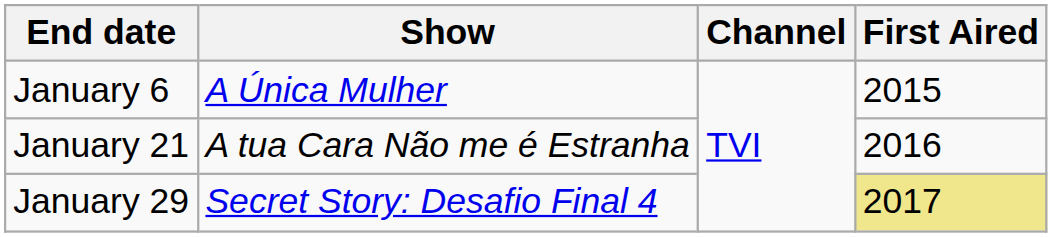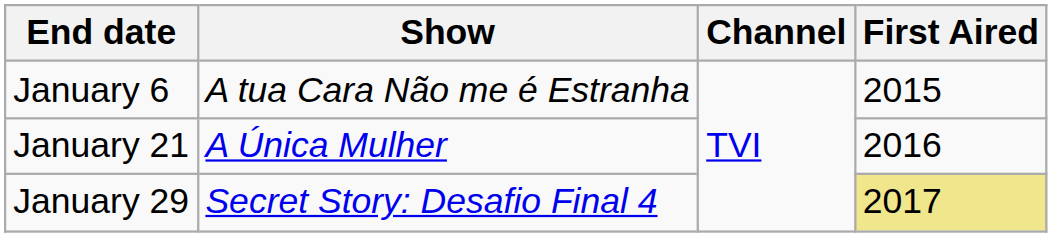(326, 88) A Única Mulher -> (448, 88) A tua Cara Não me é Estranha
(448, 145) A tua Cara Não me é Estranha -> (326, 145) A Única Mulher
